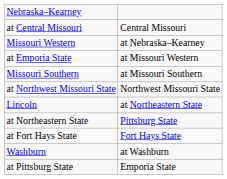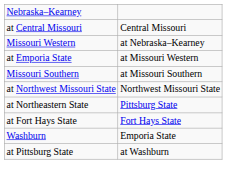- row: (22, 105)
(145, 151) at Washburn -> (148, 136) Emporia State
(148, 167) Emporia State -> (145, 151) at Washburn
